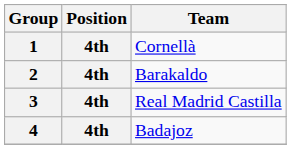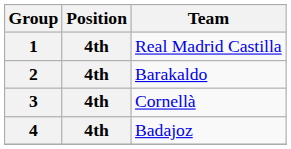(165, 46) Cornellà -> (208, 46) Real Madrid Castilla
(208, 102) Real Madrid Castilla -> (165, 102) Cornellà
